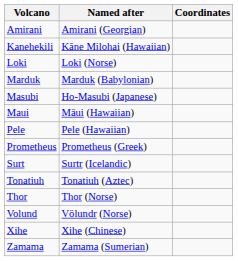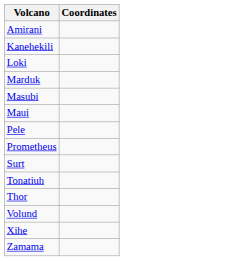- column: (116, 12)
